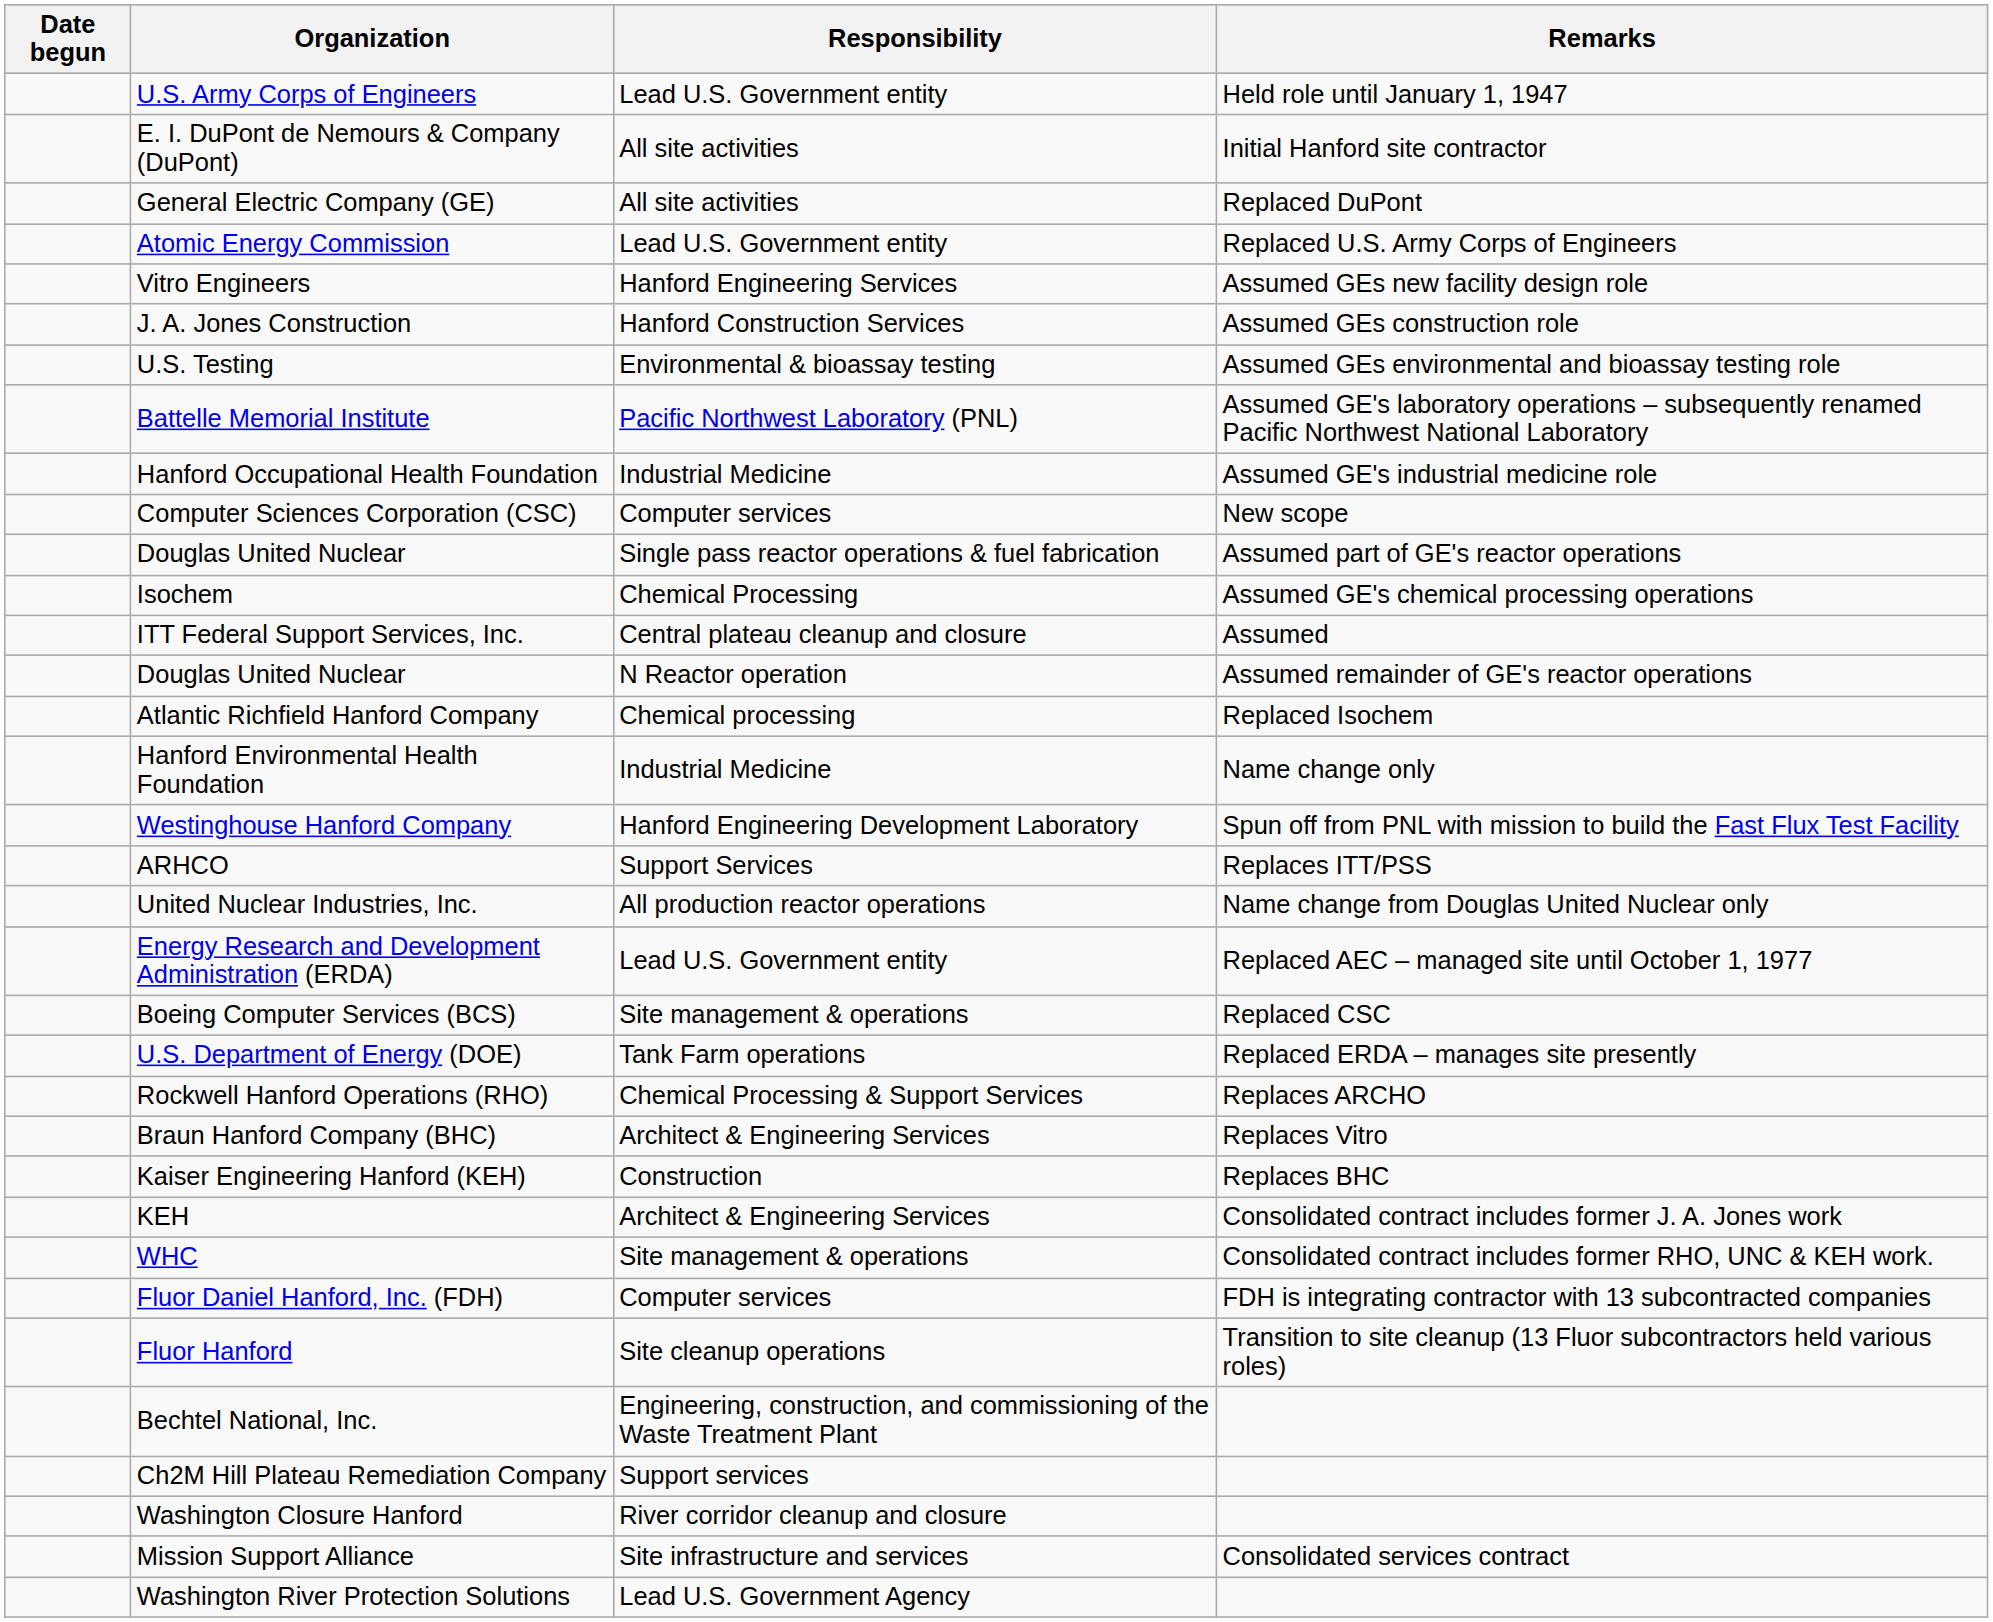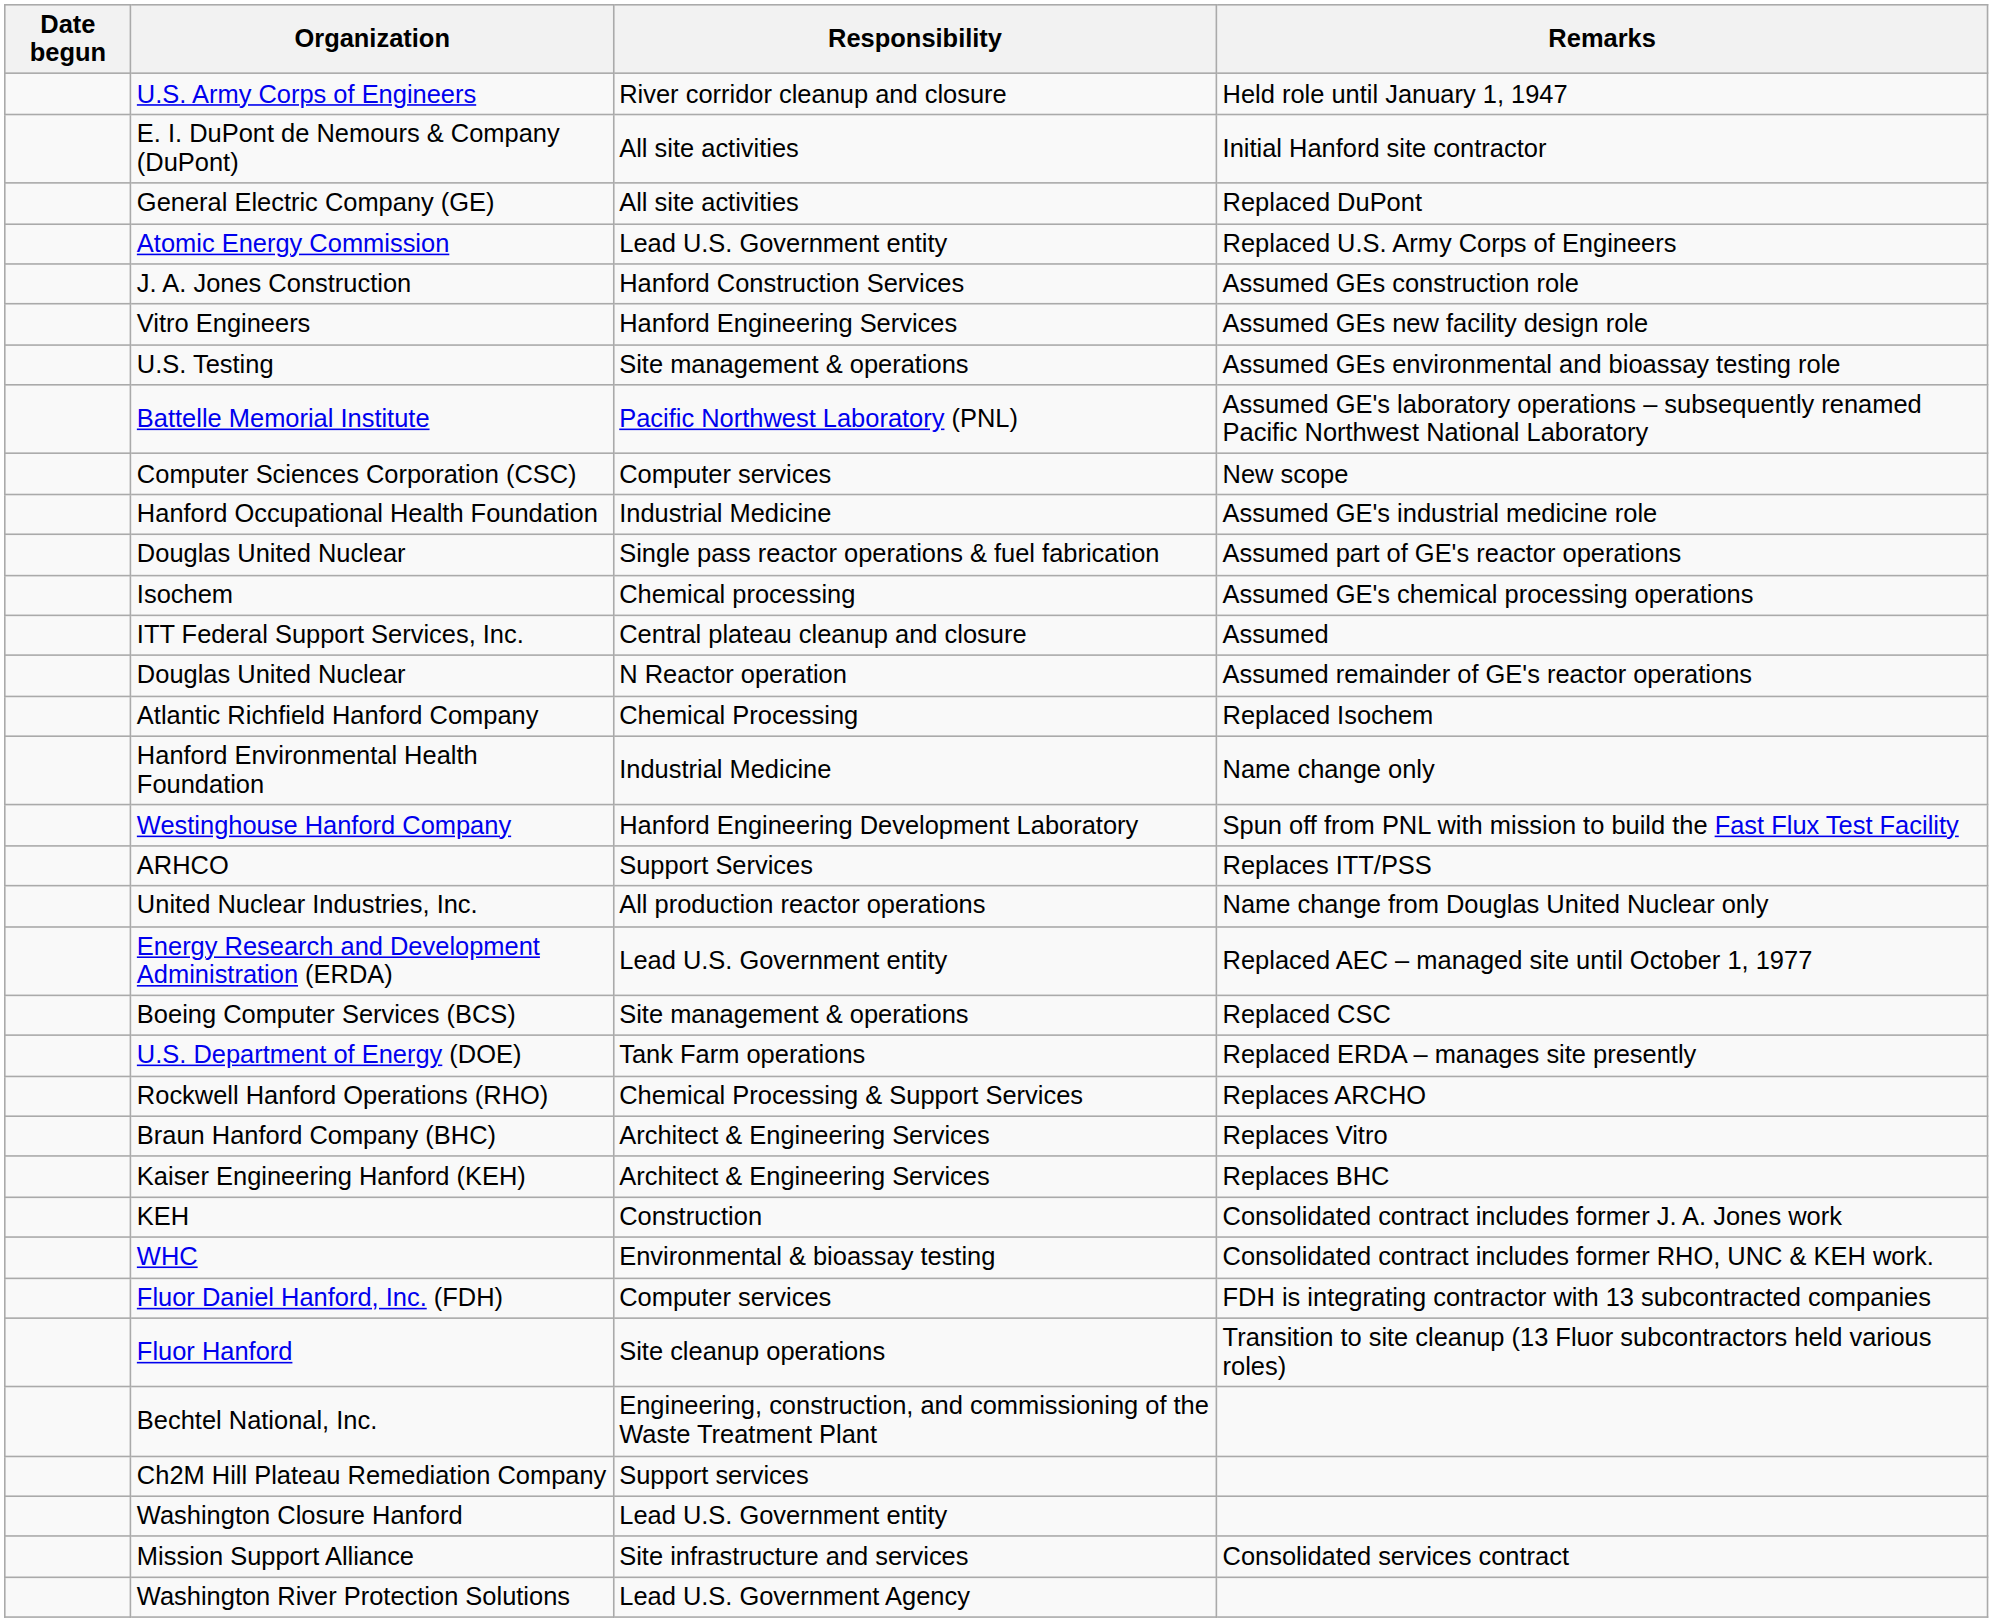(783, 93) Lead U.S. Government entity -> (813, 93) River corridor cleanup and closure
rows swapped: (224, 283) <-> (274, 323)
(807, 364) Environmental & bioassay testing -> (794, 364) Site management & operations
rows swapped: (357, 513) <-> (367, 473)
(739, 594) Chemical Processing -> (737, 594) Chemical processing
(737, 715) Chemical processing -> (739, 715) Chemical Processing
(691, 1176) Construction -> (804, 1176) Architect & Engineering Services
(804, 1216) Architect & Engineering Services -> (691, 1216) Construction
(794, 1257) Site management & operations -> (807, 1257) Environmental & bioassay testing
(813, 1516) River corridor cleanup and closure -> (783, 1516) Lead U.S. Government entity
